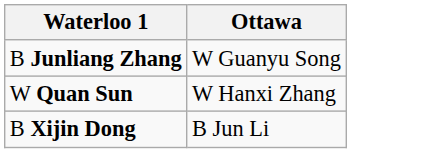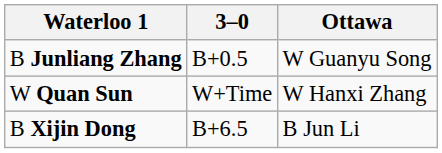+ column: (232, 22)
